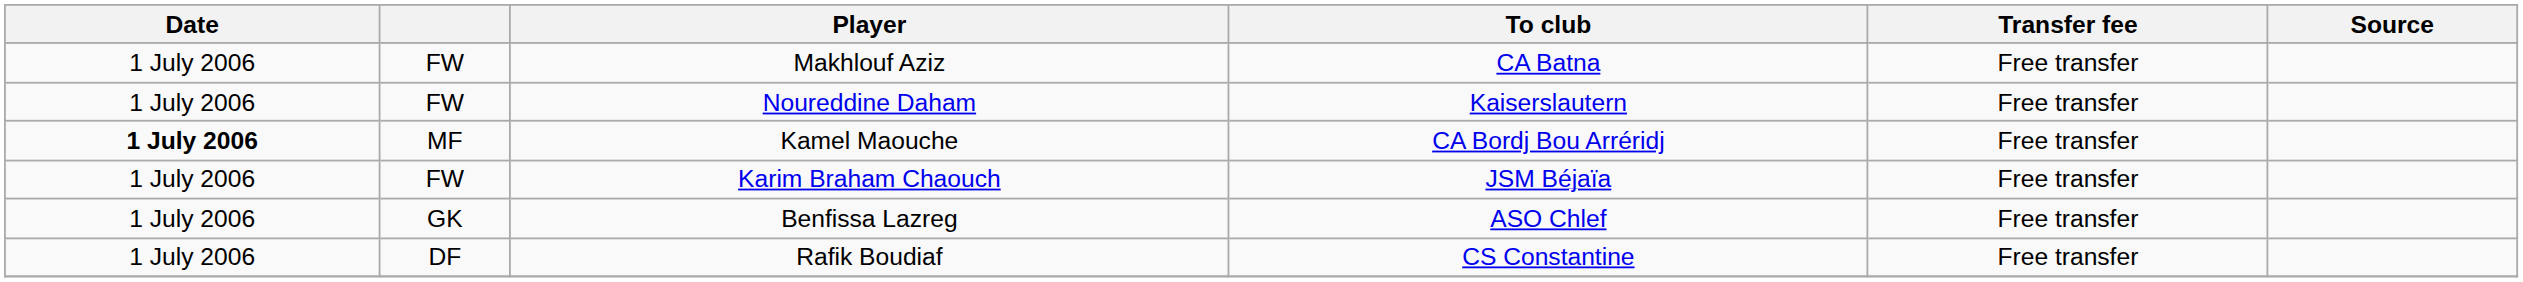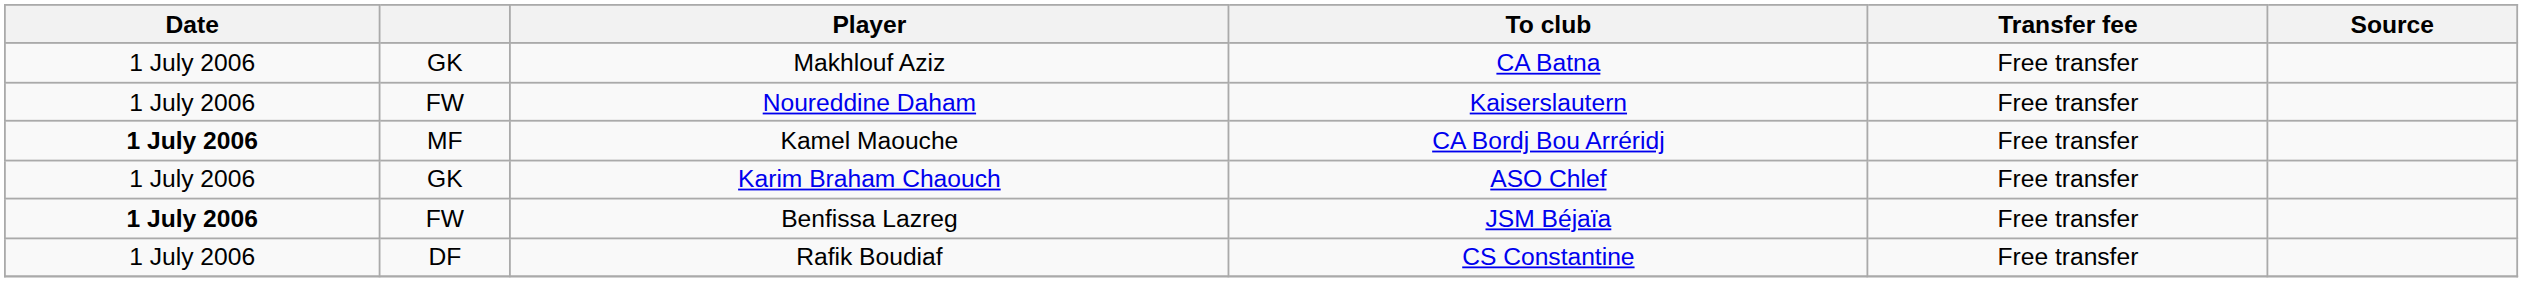(445, 63) FW -> (445, 63) GK
(445, 179) FW -> (445, 179) GK
(1548, 179) JSM Béjaïa -> (1548, 179) ASO Chlef
(192, 218) normal -> (192, 218) bold
(445, 218) GK -> (445, 218) FW
(1548, 218) ASO Chlef -> (1548, 218) JSM Béjaïa
